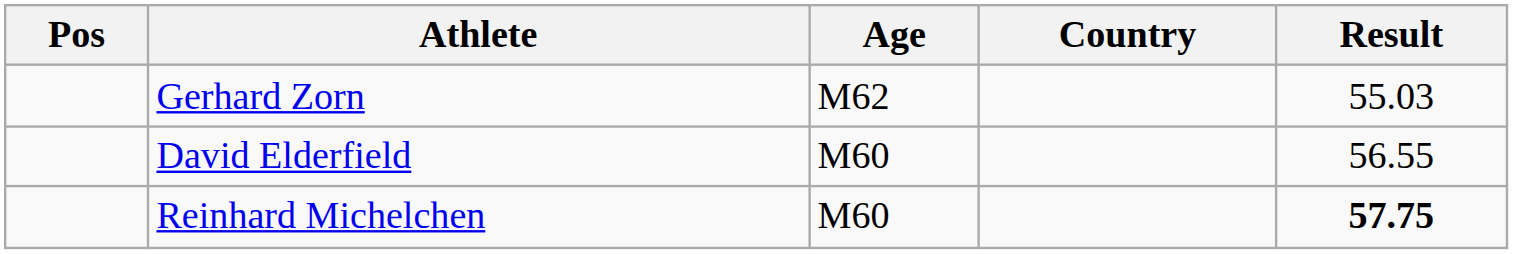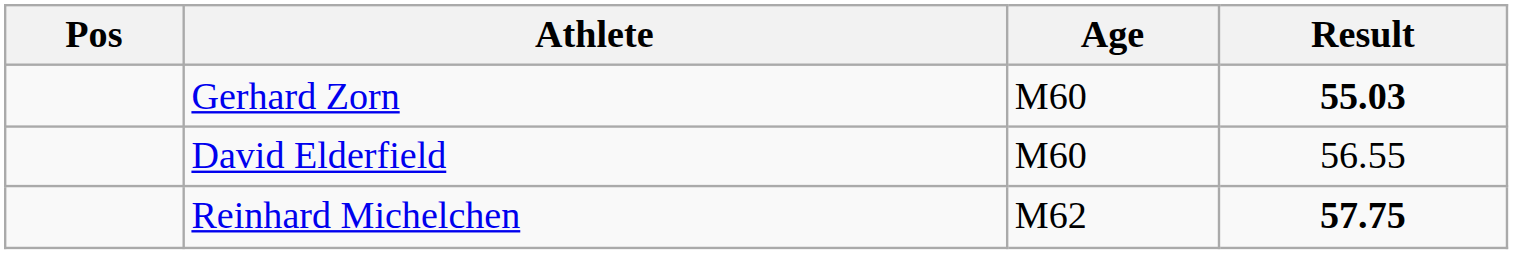- column: (1128, 34)
(854, 95) M62 -> (1051, 95) M60
(1391, 95) normal -> (1363, 95) bold
(854, 215) M60 -> (1051, 215) M62
